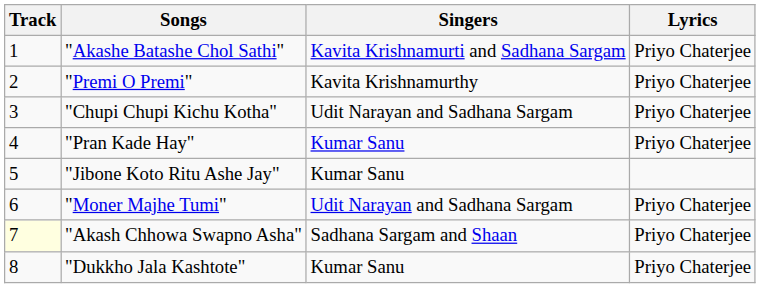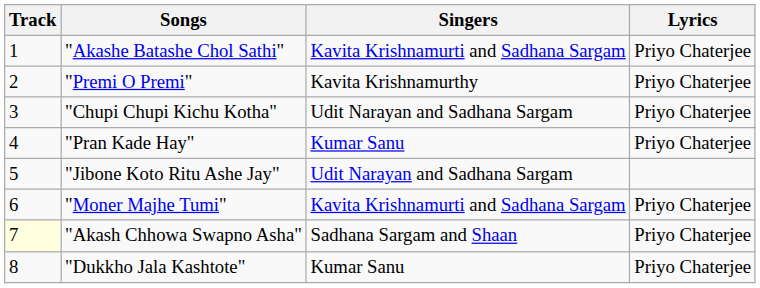(358, 174) Kumar Sanu -> (442, 174) Udit Narayan and Sadhana Sargam
(442, 205) Udit Narayan and Sadhana Sargam -> (468, 205) Kavita Krishnamurti and Sadhana Sargam
